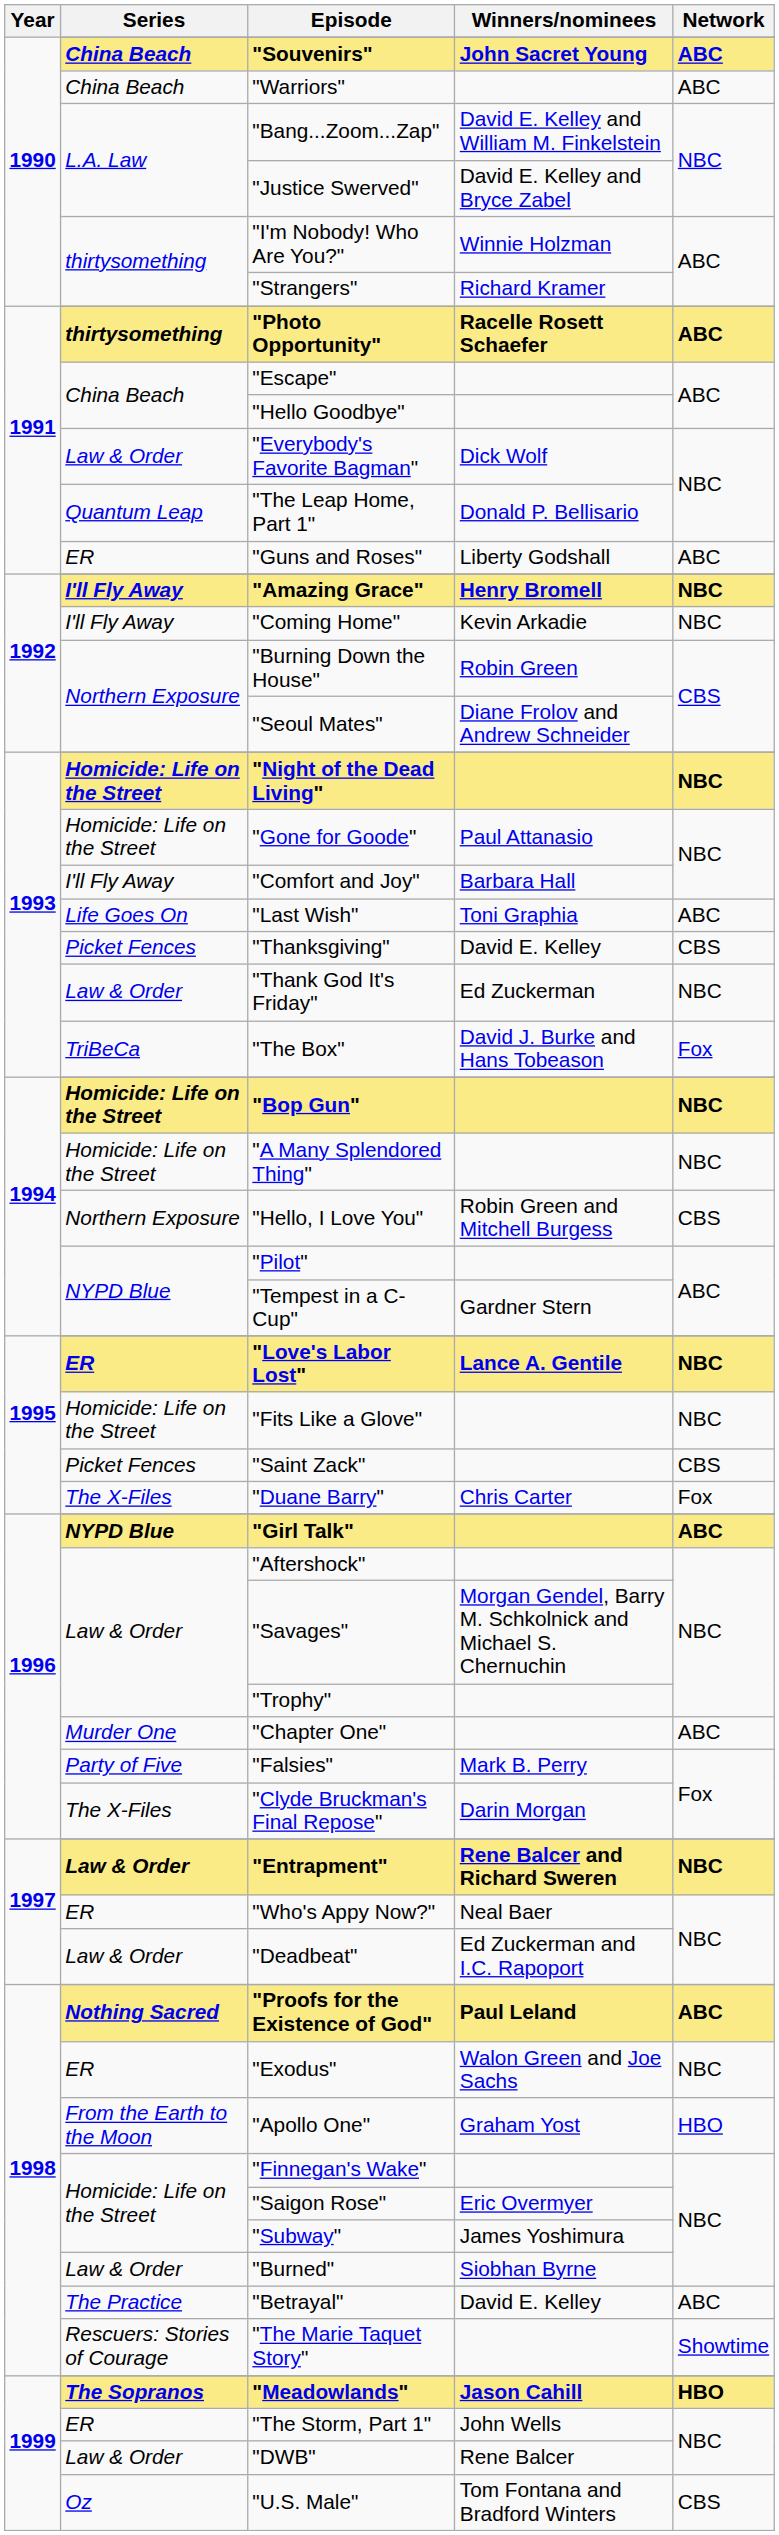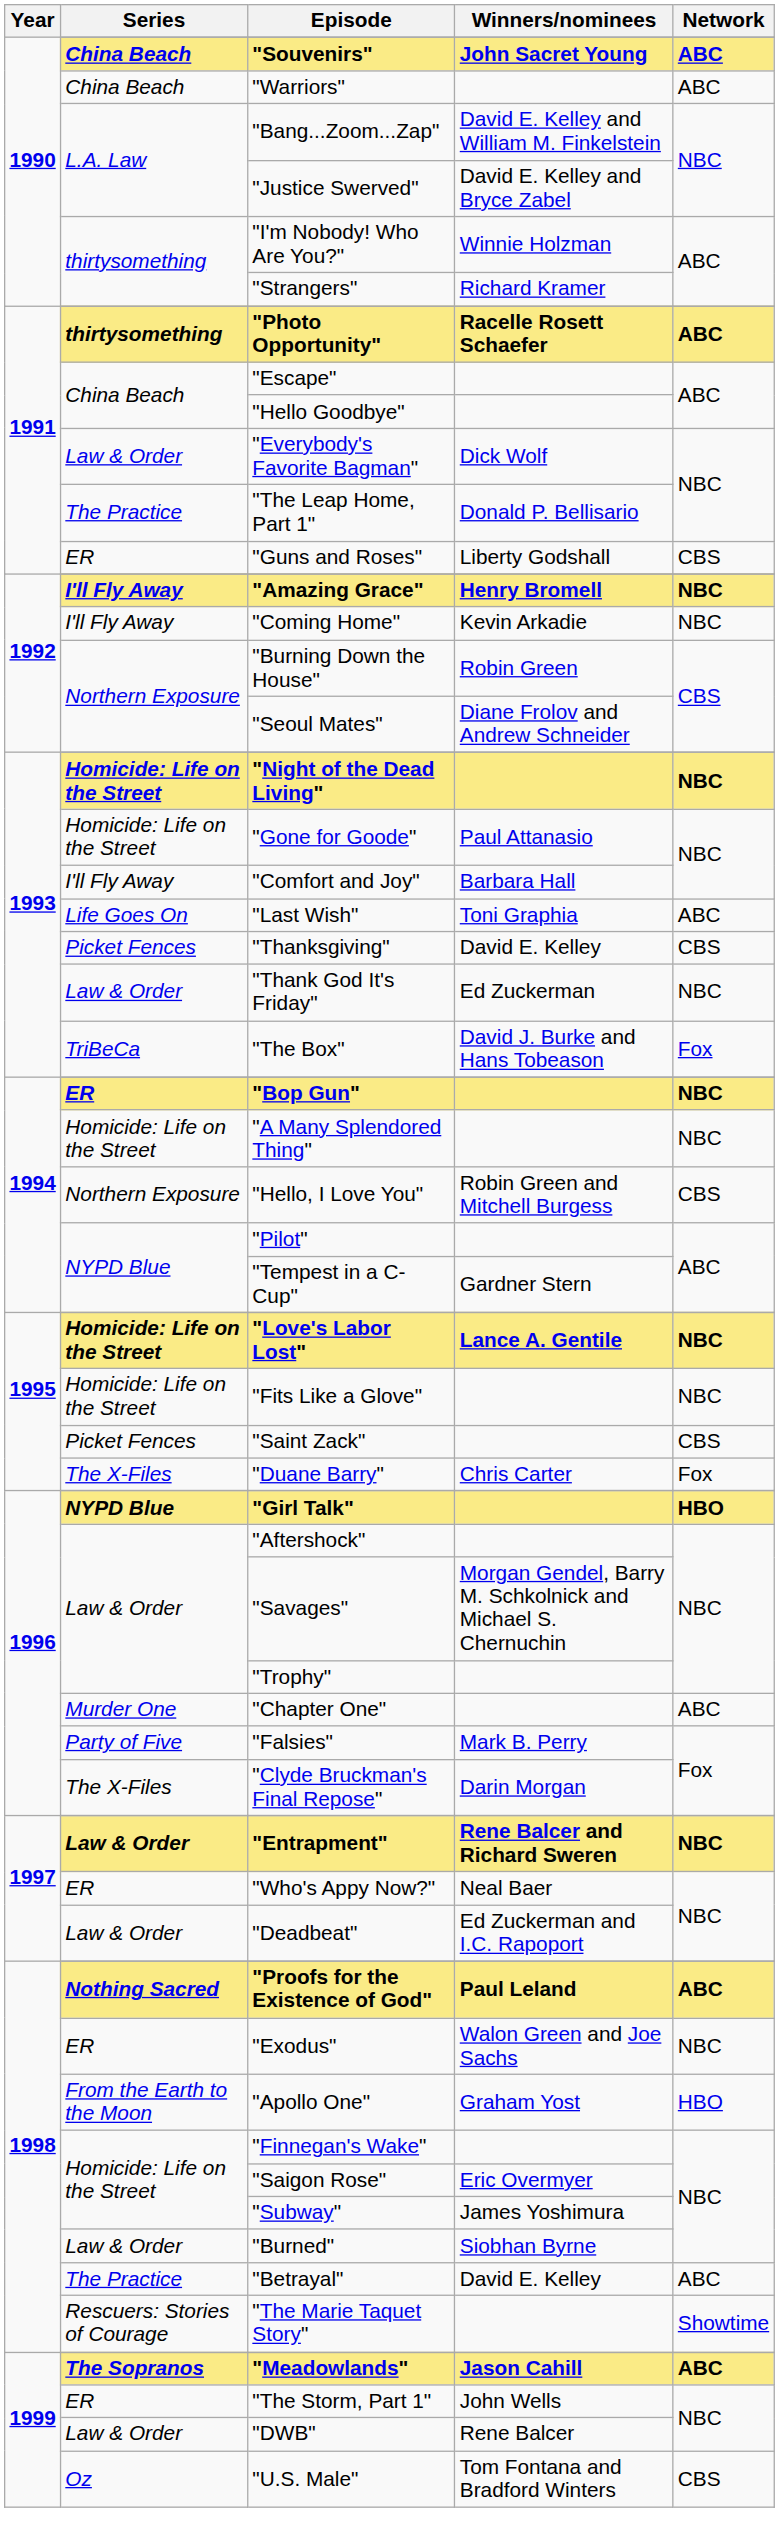(134, 512) Quantum Leap -> (124, 512) The Practice
(699, 557) ABC -> (699, 557) CBS
(153, 1105) Homicide: Life on the Street -> (80, 1093) ER
(80, 1363) ER -> (153, 1340) Homicide: Life on the Street
(700, 1530) ABC -> (701, 1507) HBO
(701, 2391) HBO -> (700, 2368) ABC
